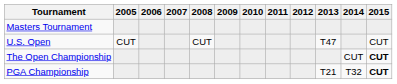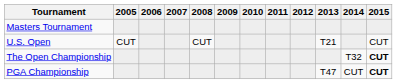(328, 42) T47 -> (328, 42) T21
(354, 57) CUT -> (354, 57) T32
(328, 72) T21 -> (328, 72) T47
(354, 72) T32 -> (354, 72) CUT
